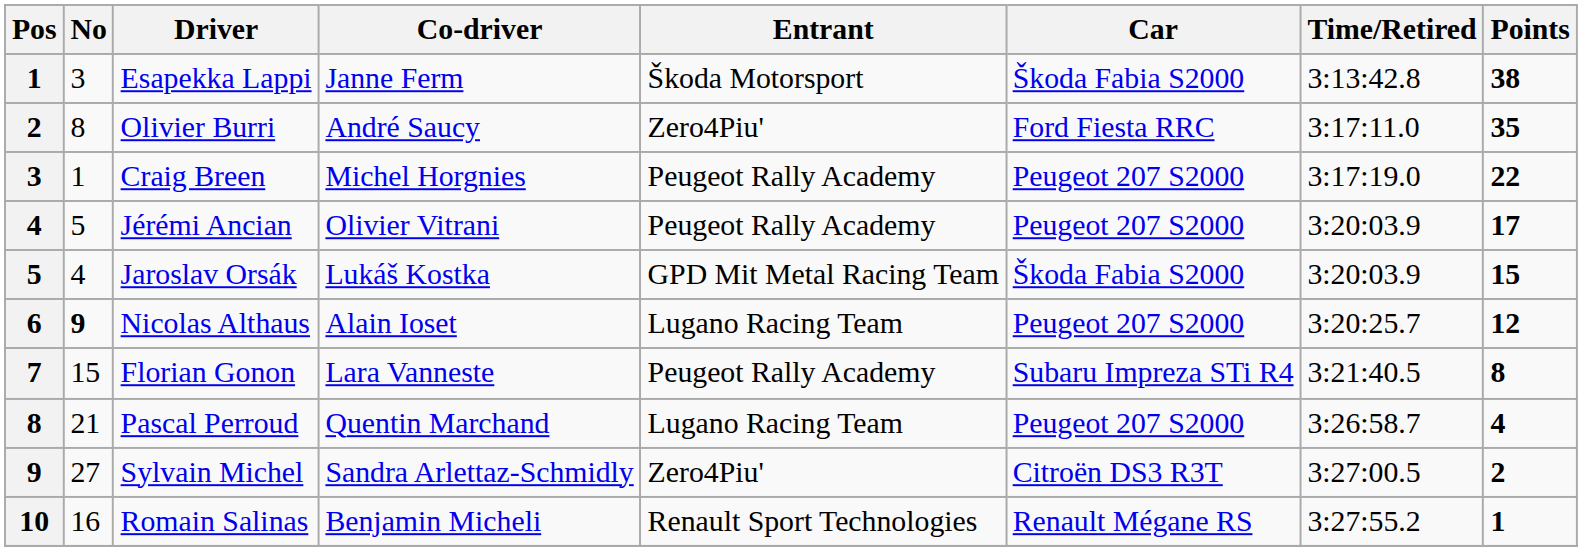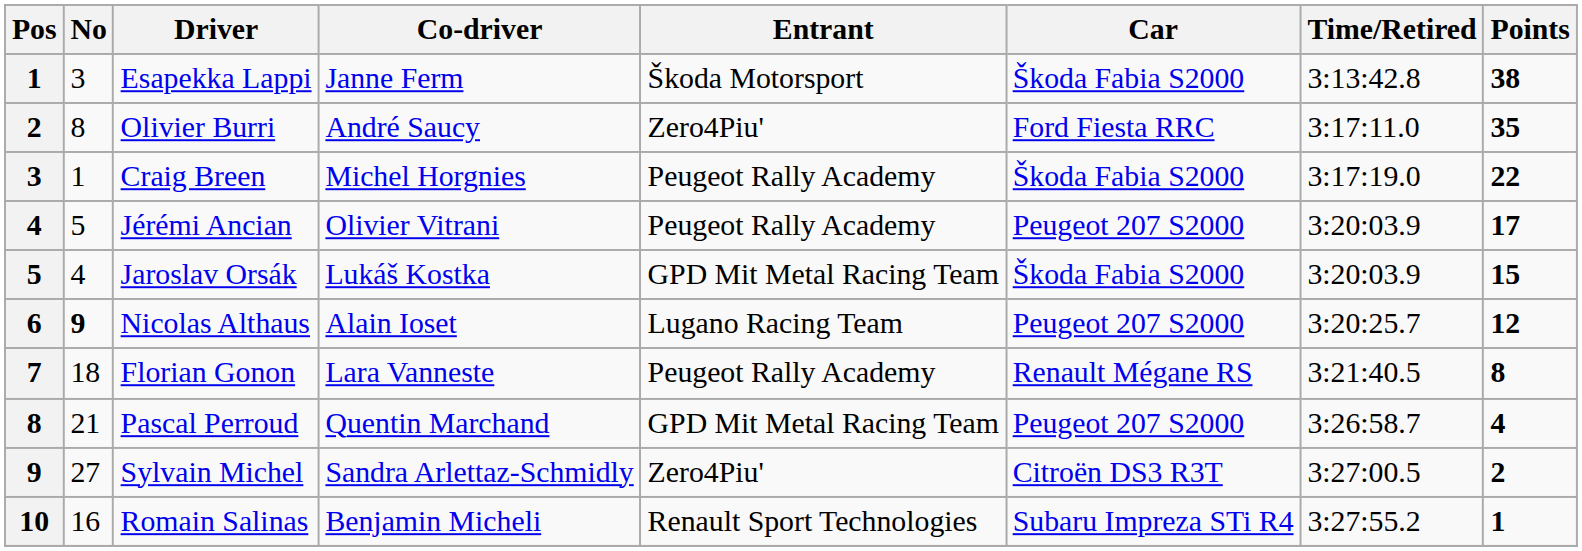(1128, 176) Peugeot 207 S2000 -> (1128, 176) Škoda Fabia S2000
(85, 373) 15 -> (85, 373) 18
(1153, 373) Subaru Impreza STi R4 -> (1133, 373) Renault Mégane RS
(775, 422) Lugano Racing Team -> (823, 422) GPD Mit Metal Racing Team
(1133, 520) Renault Mégane RS -> (1153, 520) Subaru Impreza STi R4
